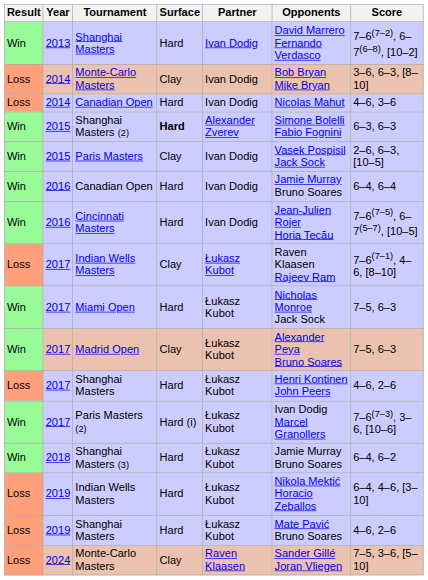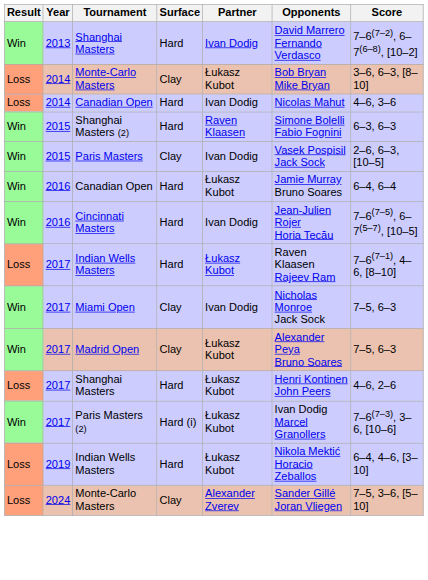(232, 79) Ivan Dodig -> (223, 79) Łukasz Kubot
(172, 126) bold -> (171, 126) normal
(230, 126) Alexander Zverev -> (225, 126) Raven Klaasen
(232, 186) Ivan Dodig -> (223, 186) Łukasz Kubot
(171, 265) Clay -> (171, 265) Hard
(171, 307) Hard -> (171, 307) Clay
(223, 307) Łukasz Kubot -> (232, 307) Ivan Dodig
- row: (58, 458)
- row: (58, 530)
(225, 560) Raven Klaasen -> (230, 500) Alexander Zverev
